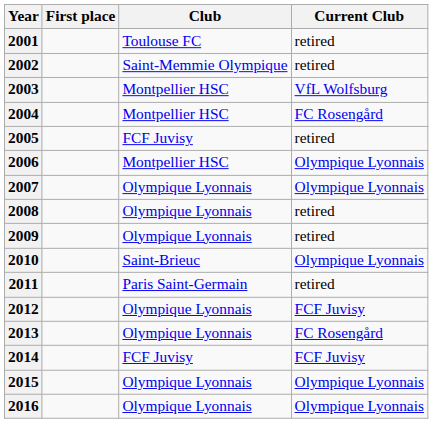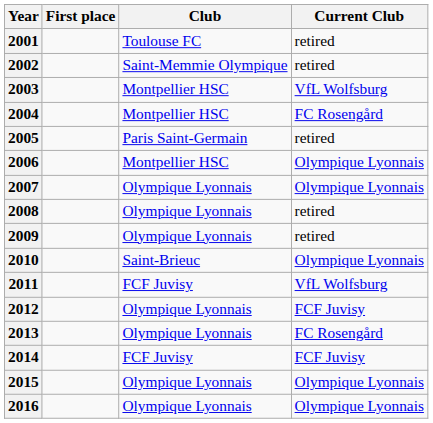(158, 138) FCF Juvisy -> (185, 138) Paris Saint-Germain
(185, 284) Paris Saint-Germain -> (158, 284) FCF Juvisy
(315, 284) retired -> (341, 284) VfL Wolfsburg
